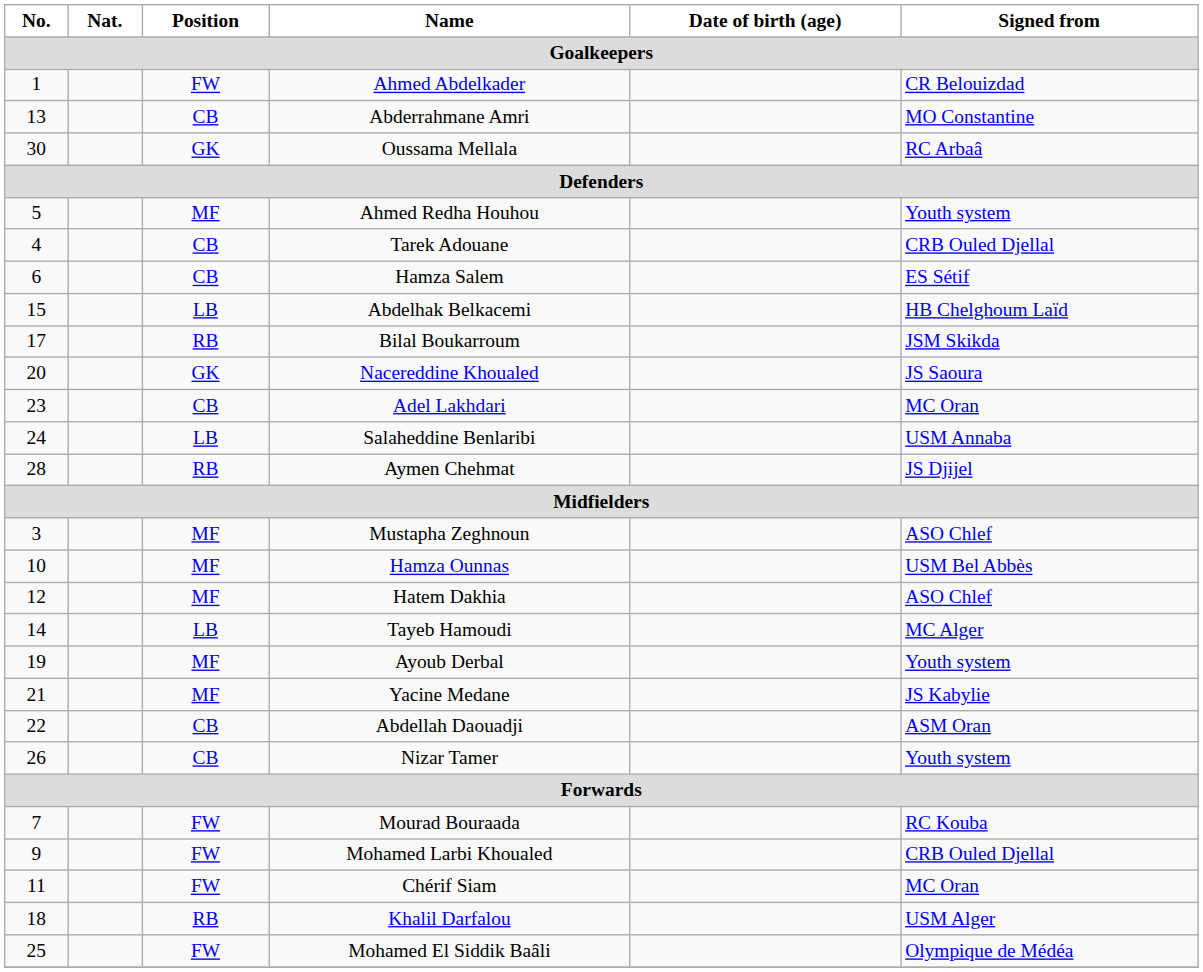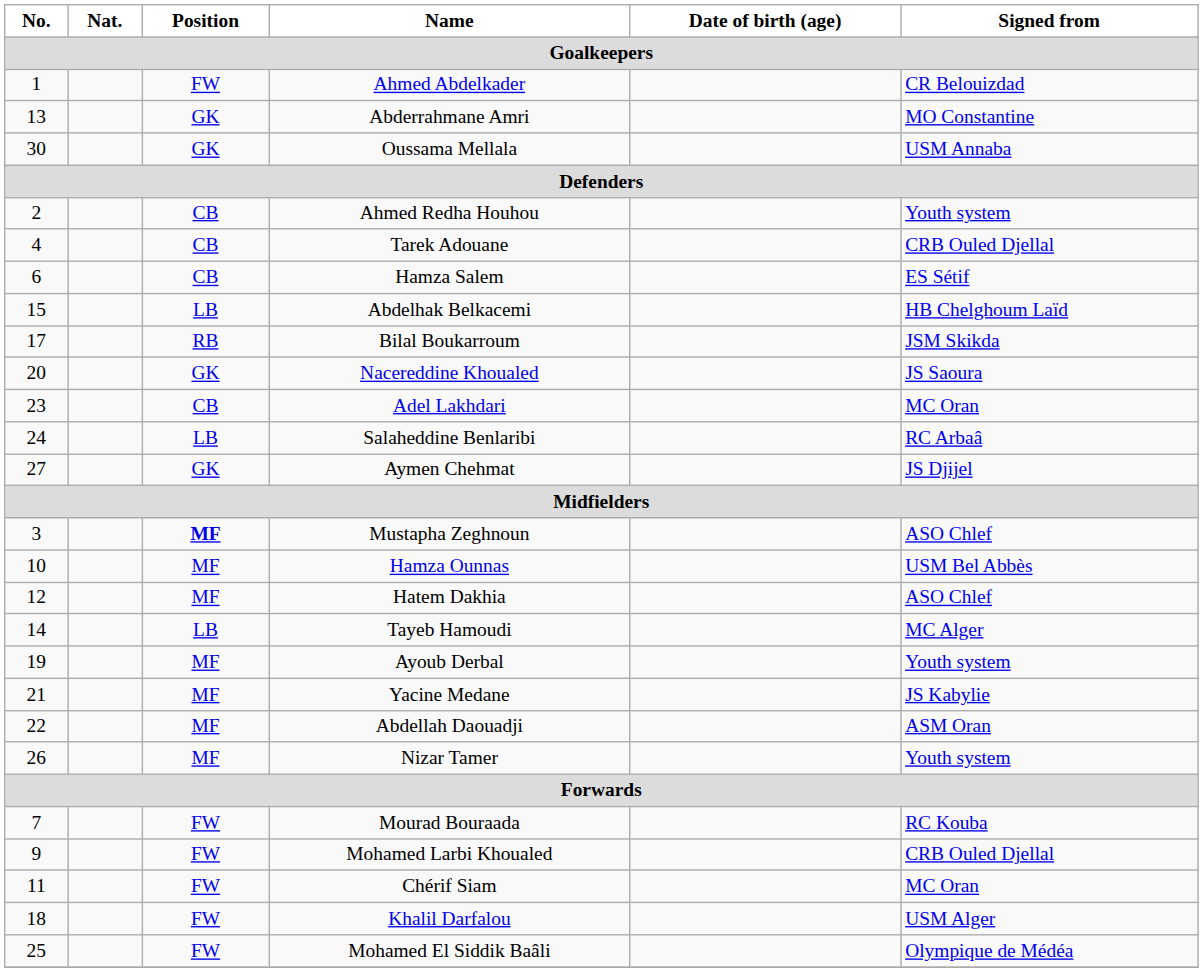(205, 117) CB -> (205, 117) GK
(944, 149) RC Arbaâ -> (958, 149) USM Annaba
(36, 213) 5 -> (36, 213) 2
(205, 213) MF -> (205, 213) CB
(958, 437) USM Annaba -> (944, 437) RC Arbaâ
(36, 469) 28 -> (36, 469) 27
(205, 469) RB -> (205, 469) GK
(205, 533) normal -> (205, 533) bold
(205, 726) CB -> (205, 726) MF
(205, 758) CB -> (205, 758) MF
(205, 918) RB -> (205, 918) FW
